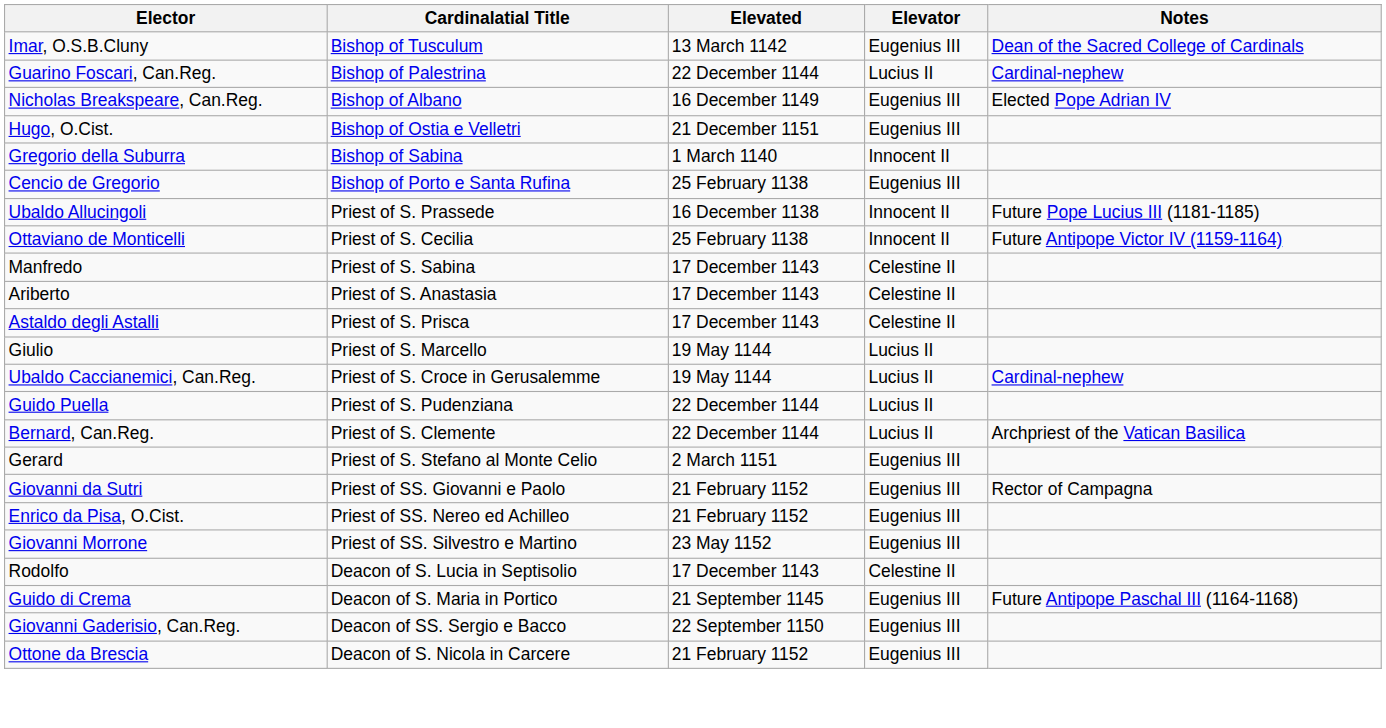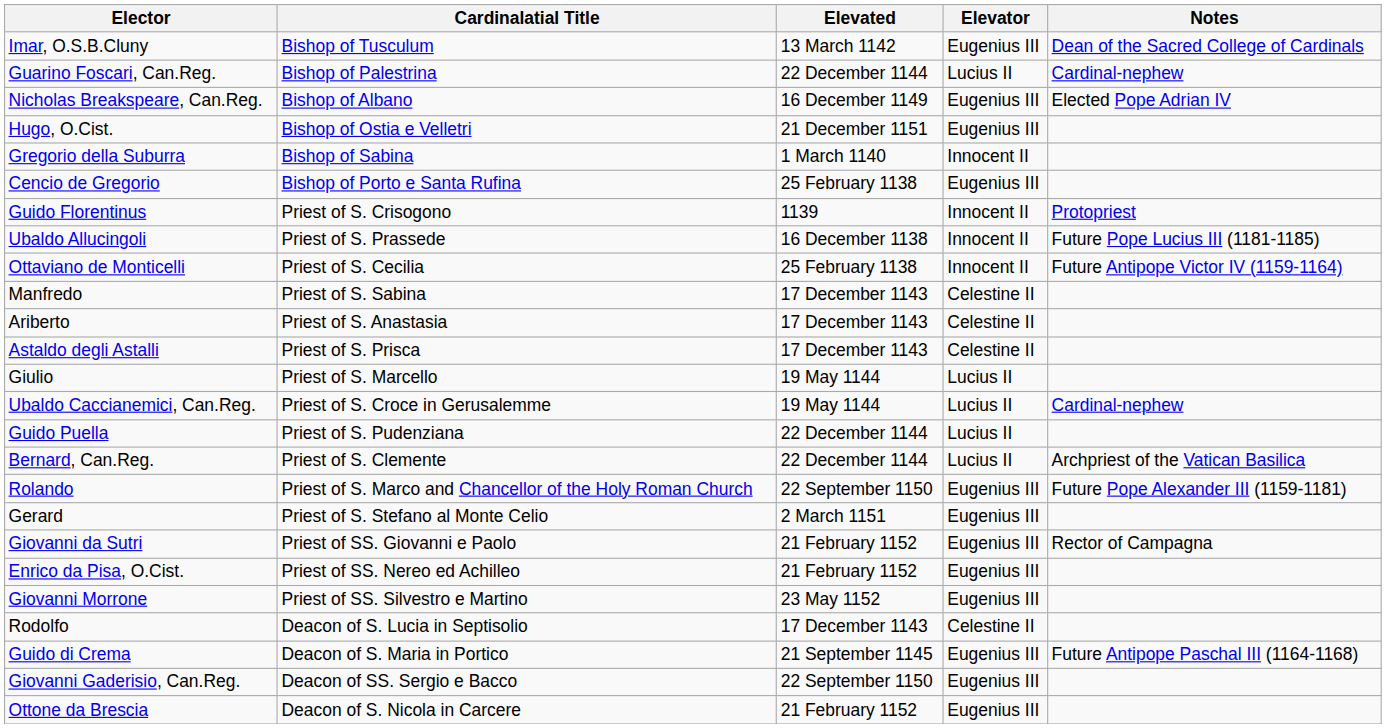+ row: (77, 211)
+ row: (41, 488)
